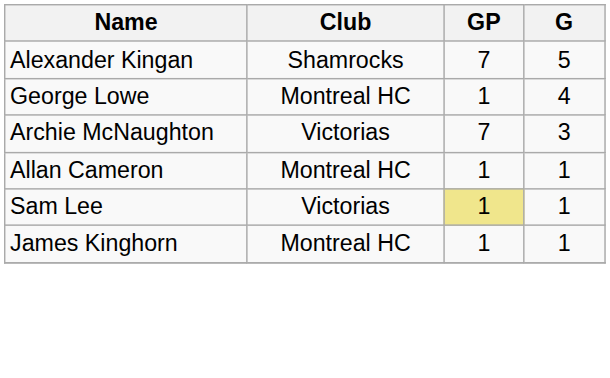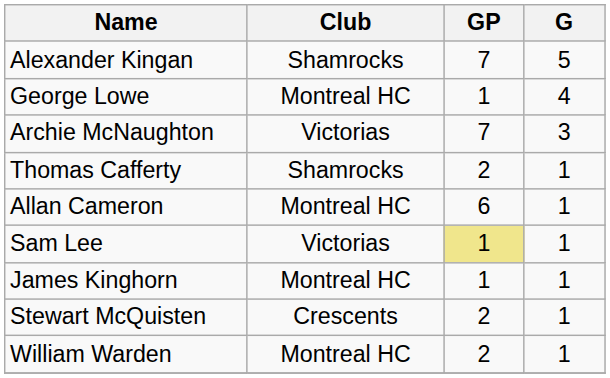+ row: (96, 170)
(484, 170) 1 -> (484, 206) 6
+ row: (108, 317)
+ row: (91, 354)
